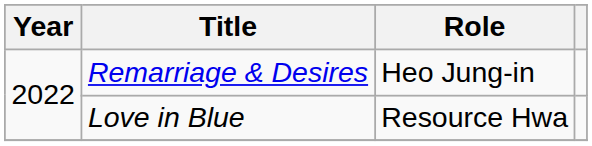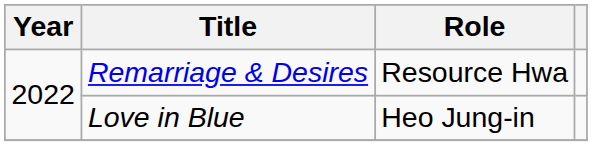(458, 72) Heo Jung-in -> (475, 72) Resource Hwa
(475, 117) Resource Hwa -> (458, 117) Heo Jung-in
